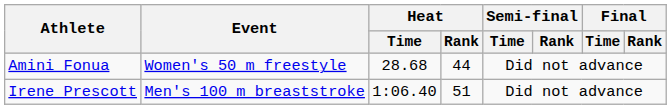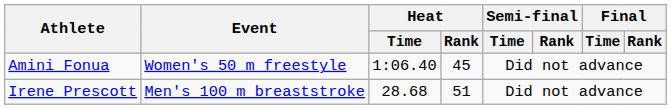(405, 66) 28.68 -> (405, 66) 1:06.40
(461, 66) 44 -> (461, 66) 45
(405, 92) 1:06.40 -> (405, 92) 28.68
